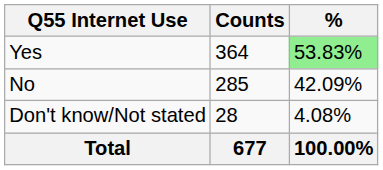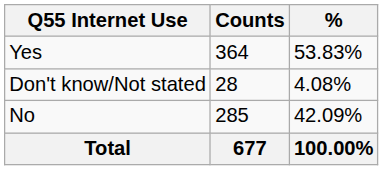(328, 52) lightgreen background -> (328, 52) no background
rows swapped: (22, 84) <-> (108, 116)
